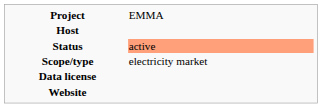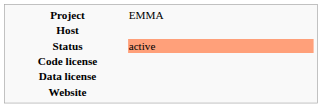- row: (68, 61)
+ row: (68, 61)
